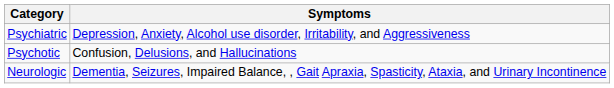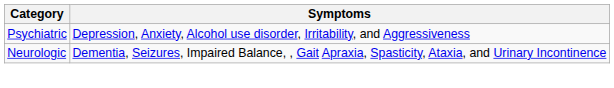- row: (34, 53)
